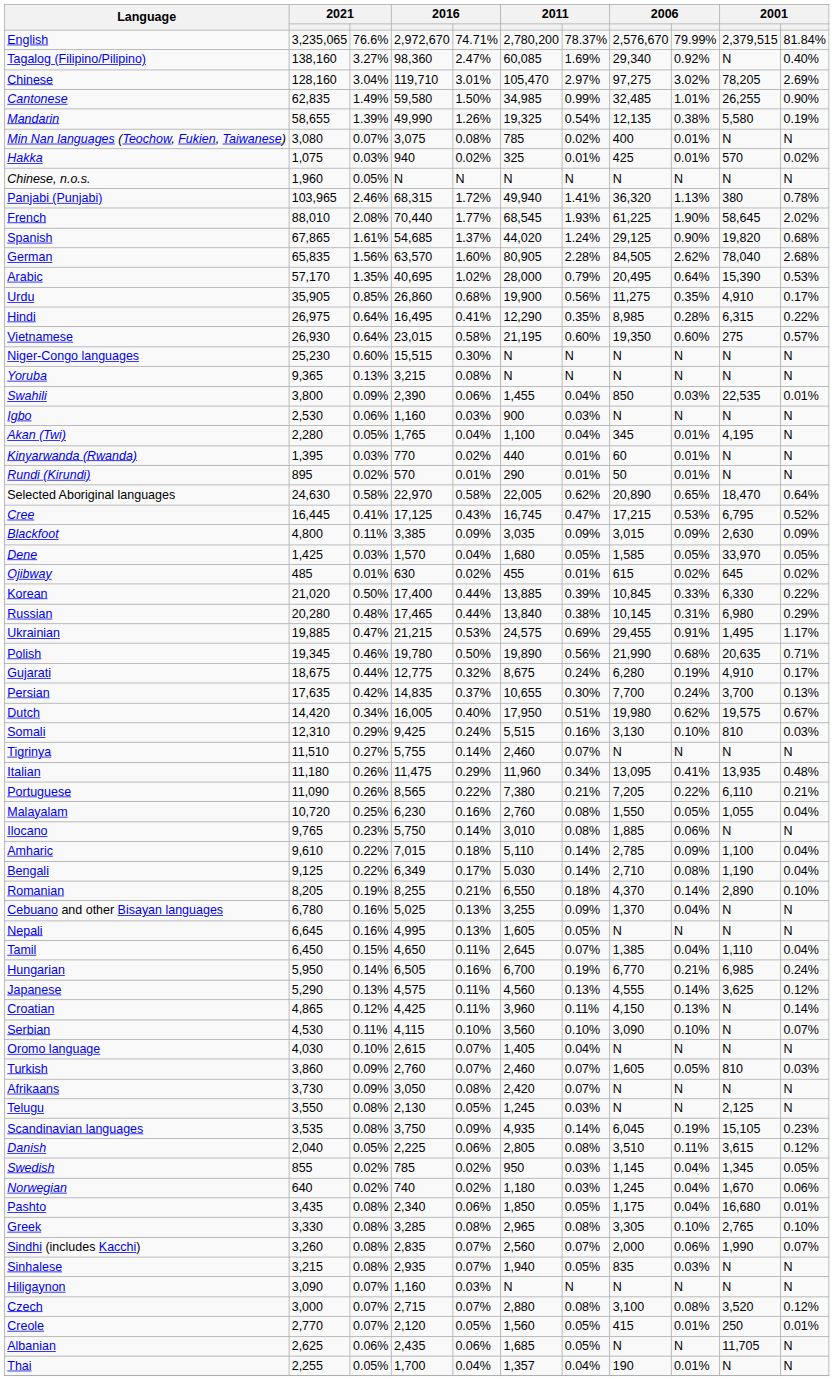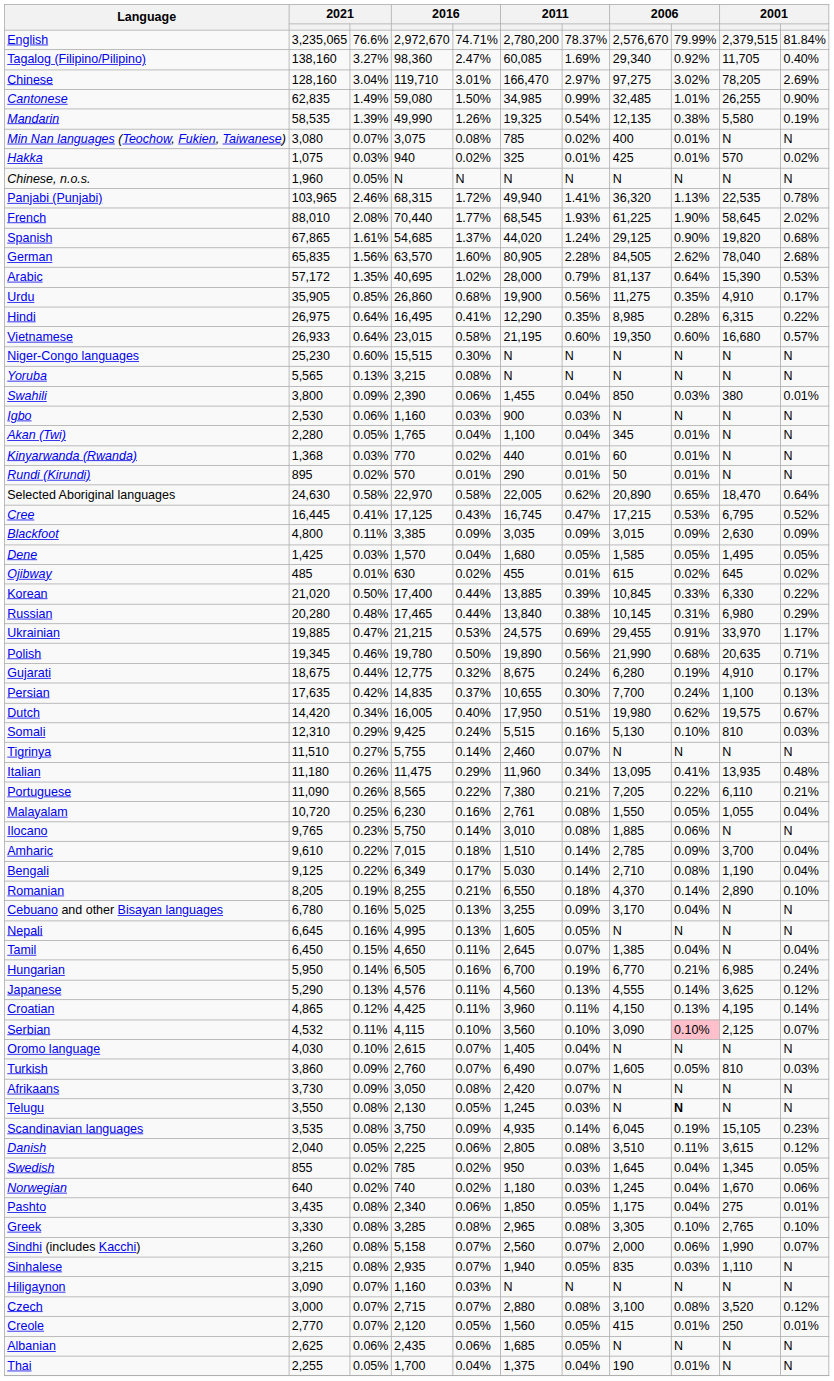(727, 59) N -> (741, 59) 11,705
(526, 79) 105,470 -> (526, 79) 166,470
(413, 99) 59,580 -> (413, 99) 59,080
(311, 119) 58,655 -> (311, 119) 58,535
(733, 198) 380 -> (741, 198) 22,535
(311, 277) 57,170 -> (311, 277) 57,172
(632, 277) 20,495 -> (632, 277) 81,137
(311, 336) 26,930 -> (311, 336) 26,933
(733, 336) 275 -> (741, 336) 16,680
(307, 376) 9,365 -> (307, 376) 5,565
(741, 396) 22,535 -> (733, 396) 380
(738, 435) 4,195 -> (727, 435) N
(307, 455) 1,395 -> (307, 455) 1,368
(741, 554) 33,970 -> (738, 554) 1,495
(738, 633) 1,495 -> (741, 633) 33,970
(738, 693) 3,700 -> (738, 693) 1,100
(628, 732) 3,130 -> (628, 732) 5,130
(519, 811) 2,760 -> (519, 811) 2,761
(519, 851) 5,110 -> (519, 851) 1,510
(738, 851) 1,100 -> (738, 851) 3,700
(628, 910) 1,370 -> (628, 910) 3,170
(737, 950) 1,110 -> (727, 950) N
(410, 989) 4,575 -> (410, 989) 4,576
(727, 1009) N -> (738, 1009) 4,195
(307, 1029) 4,530 -> (307, 1029) 4,532
(692, 1029) no background -> (692, 1029) pink background
(727, 1029) N -> (738, 1029) 2,125
(519, 1069) 2,460 -> (519, 1069) 6,490
(679, 1108) normal -> (679, 1108) bold
(738, 1108) 2,125 -> (727, 1108) N
(628, 1168) 1,145 -> (628, 1168) 1,645
(741, 1207) 16,680 -> (733, 1207) 275
(410, 1247) 2,835 -> (410, 1247) 5,158
(727, 1267) N -> (737, 1267) 1,110
(741, 1346) 11,705 -> (727, 1346) N
(519, 1366) 1,357 -> (519, 1366) 1,375
